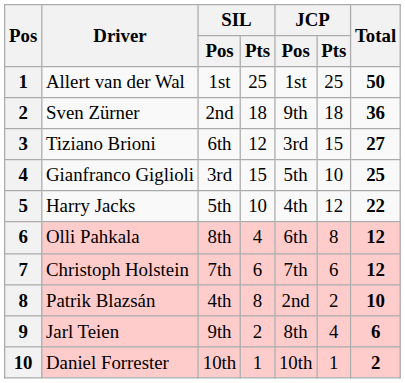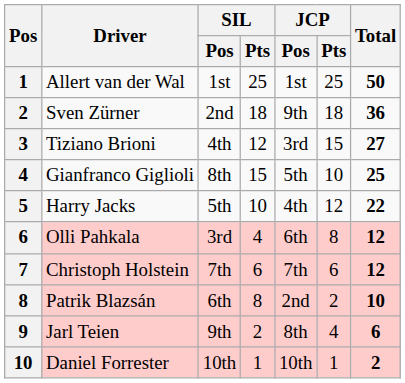(220, 144) 6th -> (220, 144) 4th
(220, 175) 3rd -> (220, 175) 8th
(220, 237) 8th -> (220, 237) 3rd
(220, 299) 4th -> (220, 299) 6th
